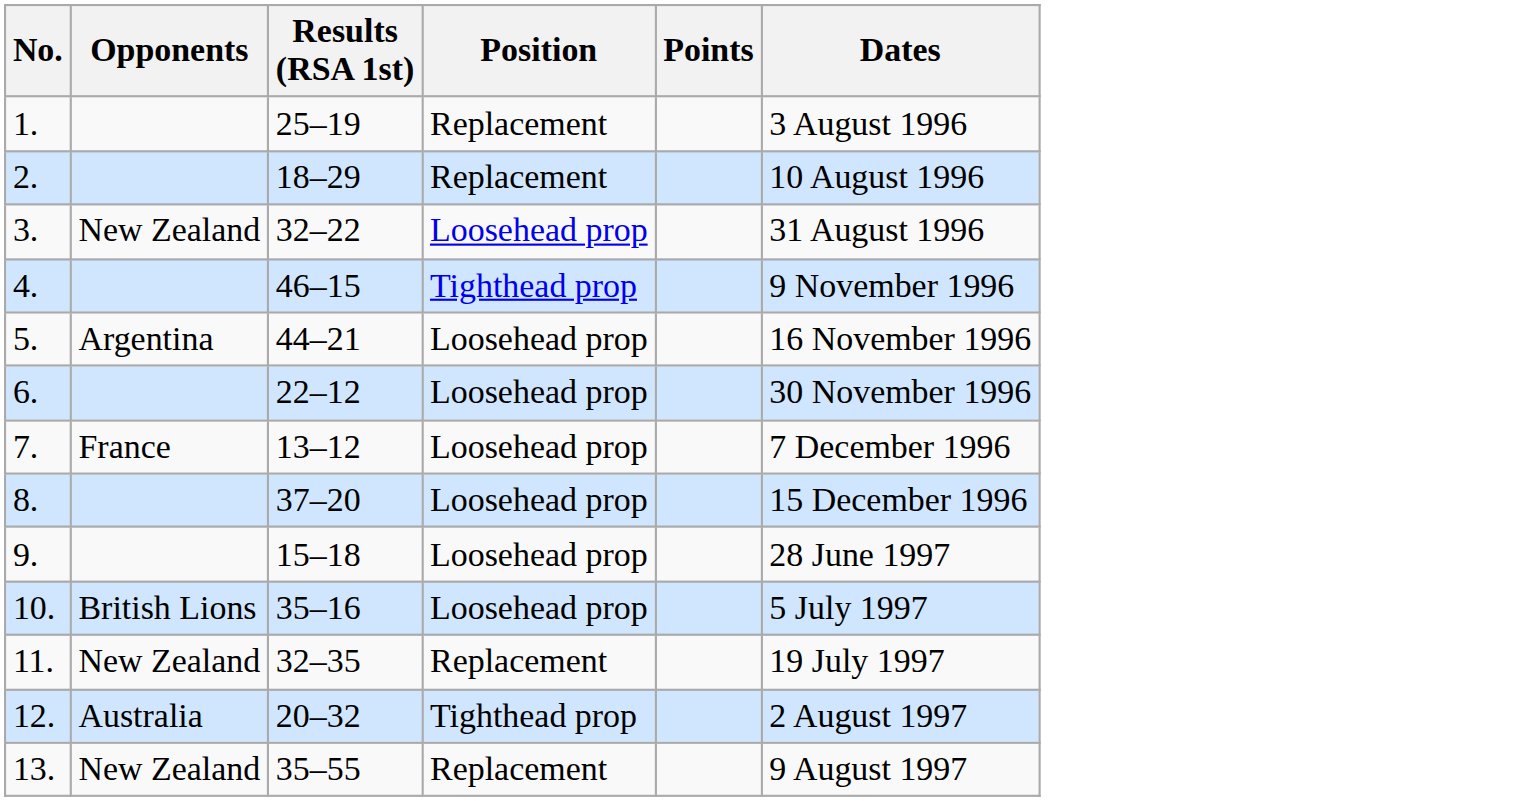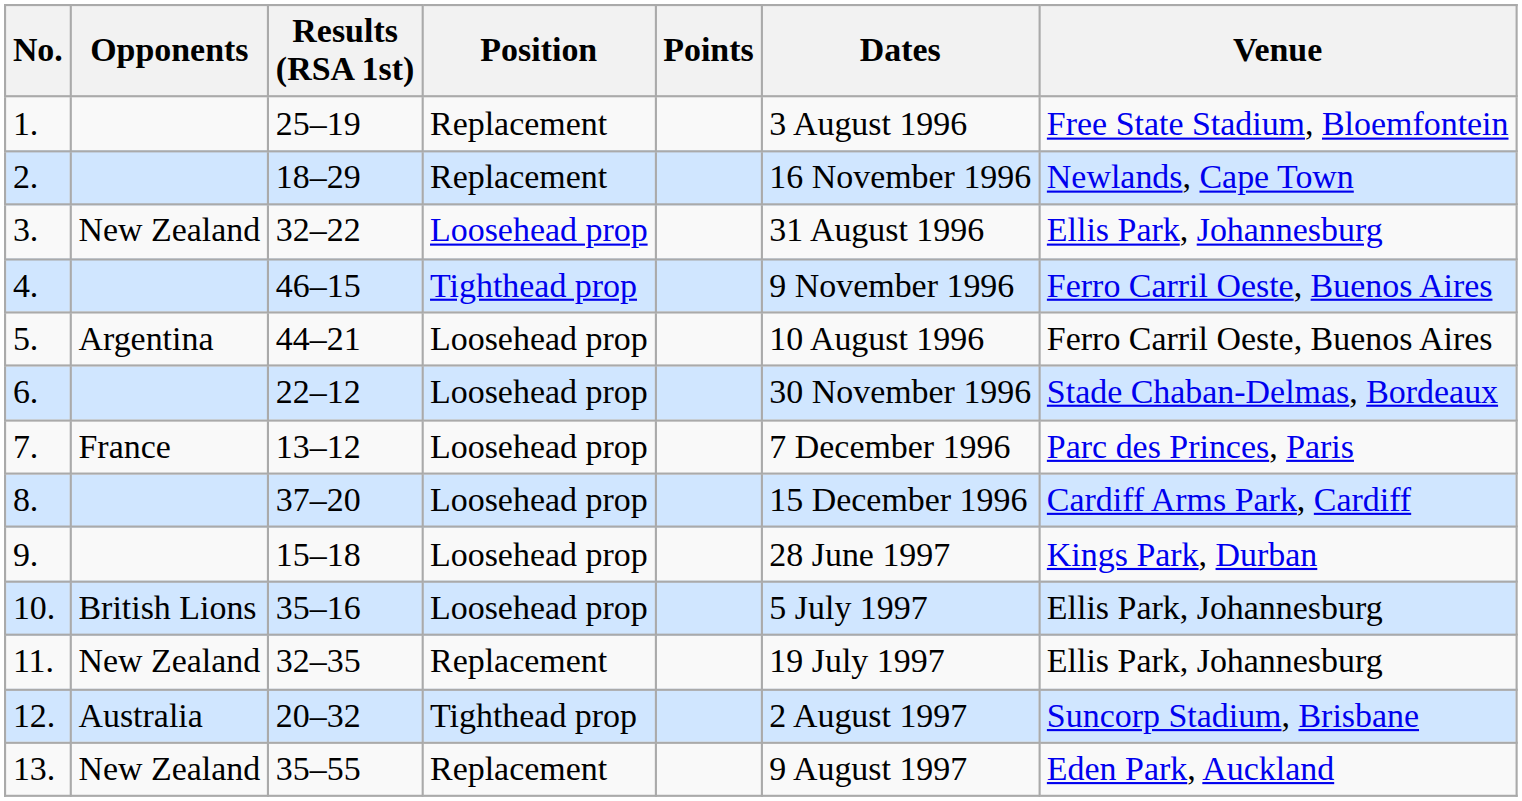+ column: (1278, 50)
(877, 177) 10 August 1996 -> (900, 177) 16 November 1996
(900, 338) 16 November 1996 -> (877, 338) 10 August 1996
